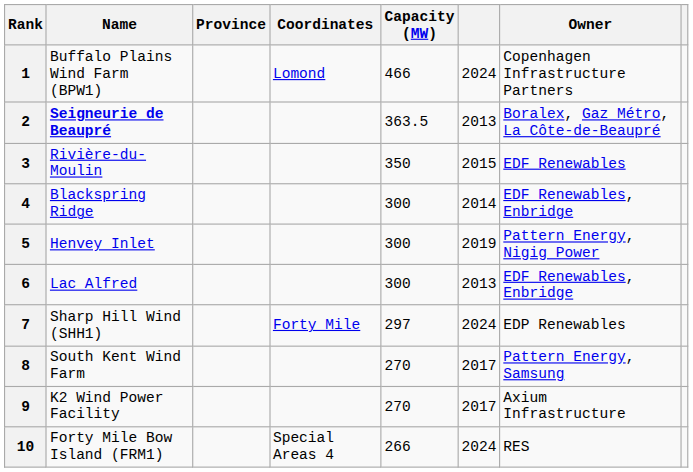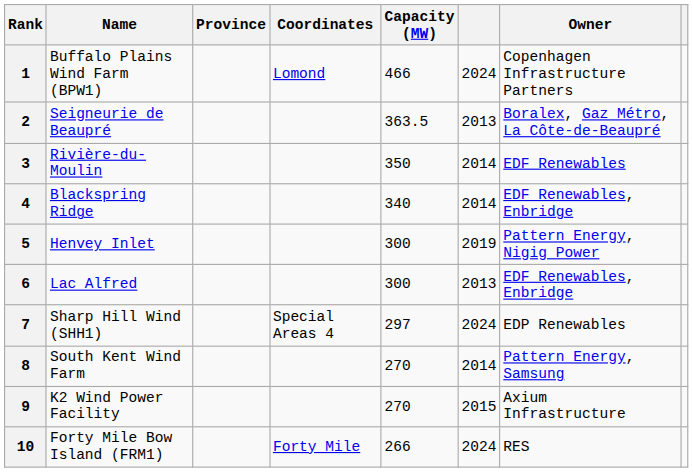(107, 123) bold -> (107, 123) normal
(479, 163) 2015 -> (479, 163) 2014
(398, 204) 300 -> (398, 204) 340
(317, 325) Forty Mile -> (303, 325) Special Areas 4
(479, 366) 2017 -> (479, 366) 2014
(479, 406) 2017 -> (479, 406) 2015
(303, 447) Special Areas 4 -> (317, 447) Forty Mile
